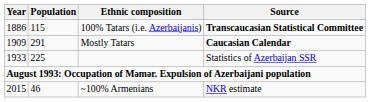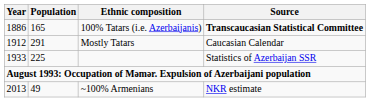(38, 27) 115 -> (38, 27) 165
(16, 43) 1909 -> (16, 43) 1912
(248, 43) bold -> (245, 43) normal
(16, 89) 2015 -> (16, 89) 2013
(35, 89) 46 -> (35, 89) 49
